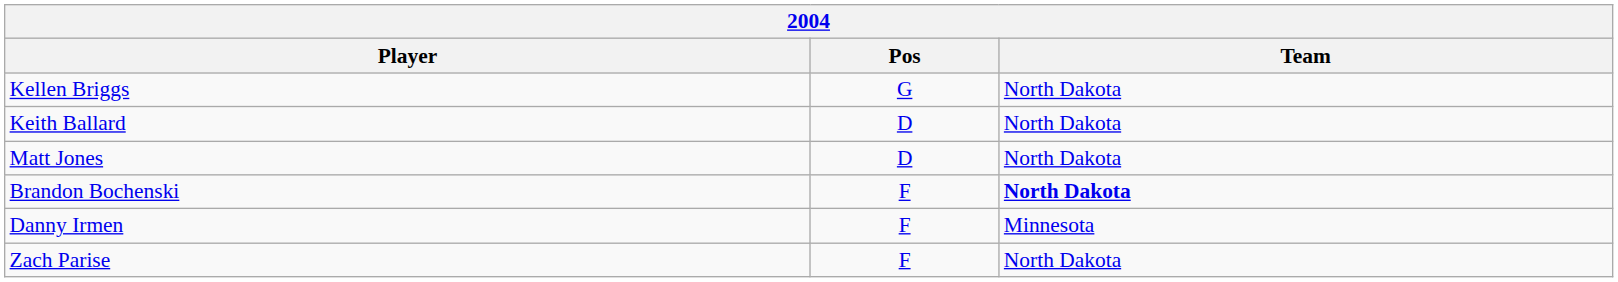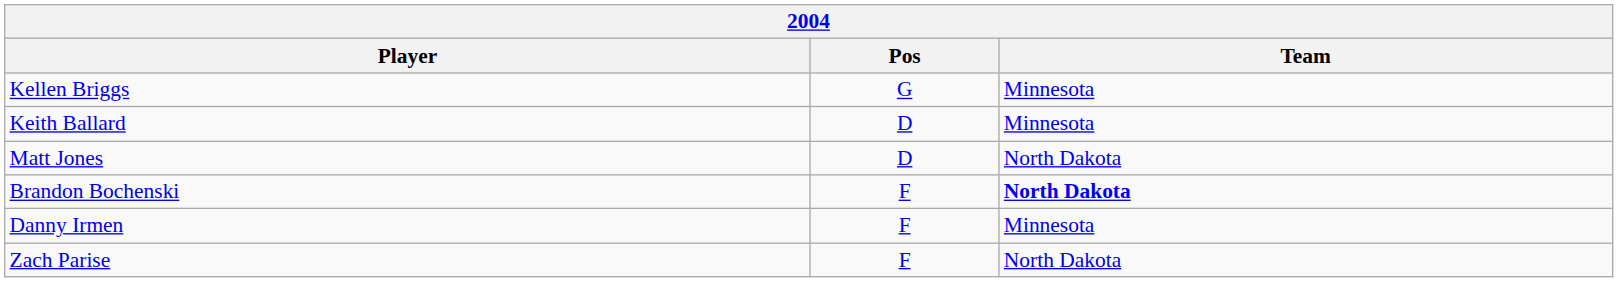(1063, 89) North Dakota -> (1049, 89) Minnesota
(1063, 123) North Dakota -> (1049, 123) Minnesota
